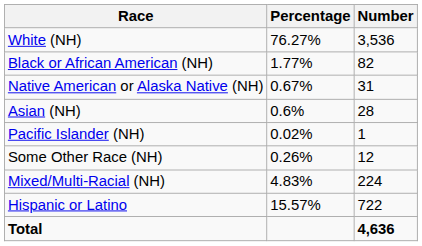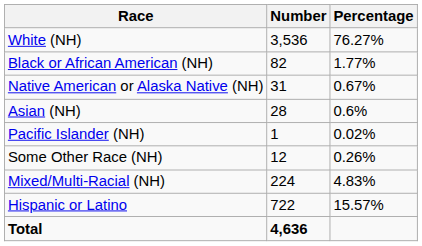columns swapped: (385, 16) <-> (310, 16)
